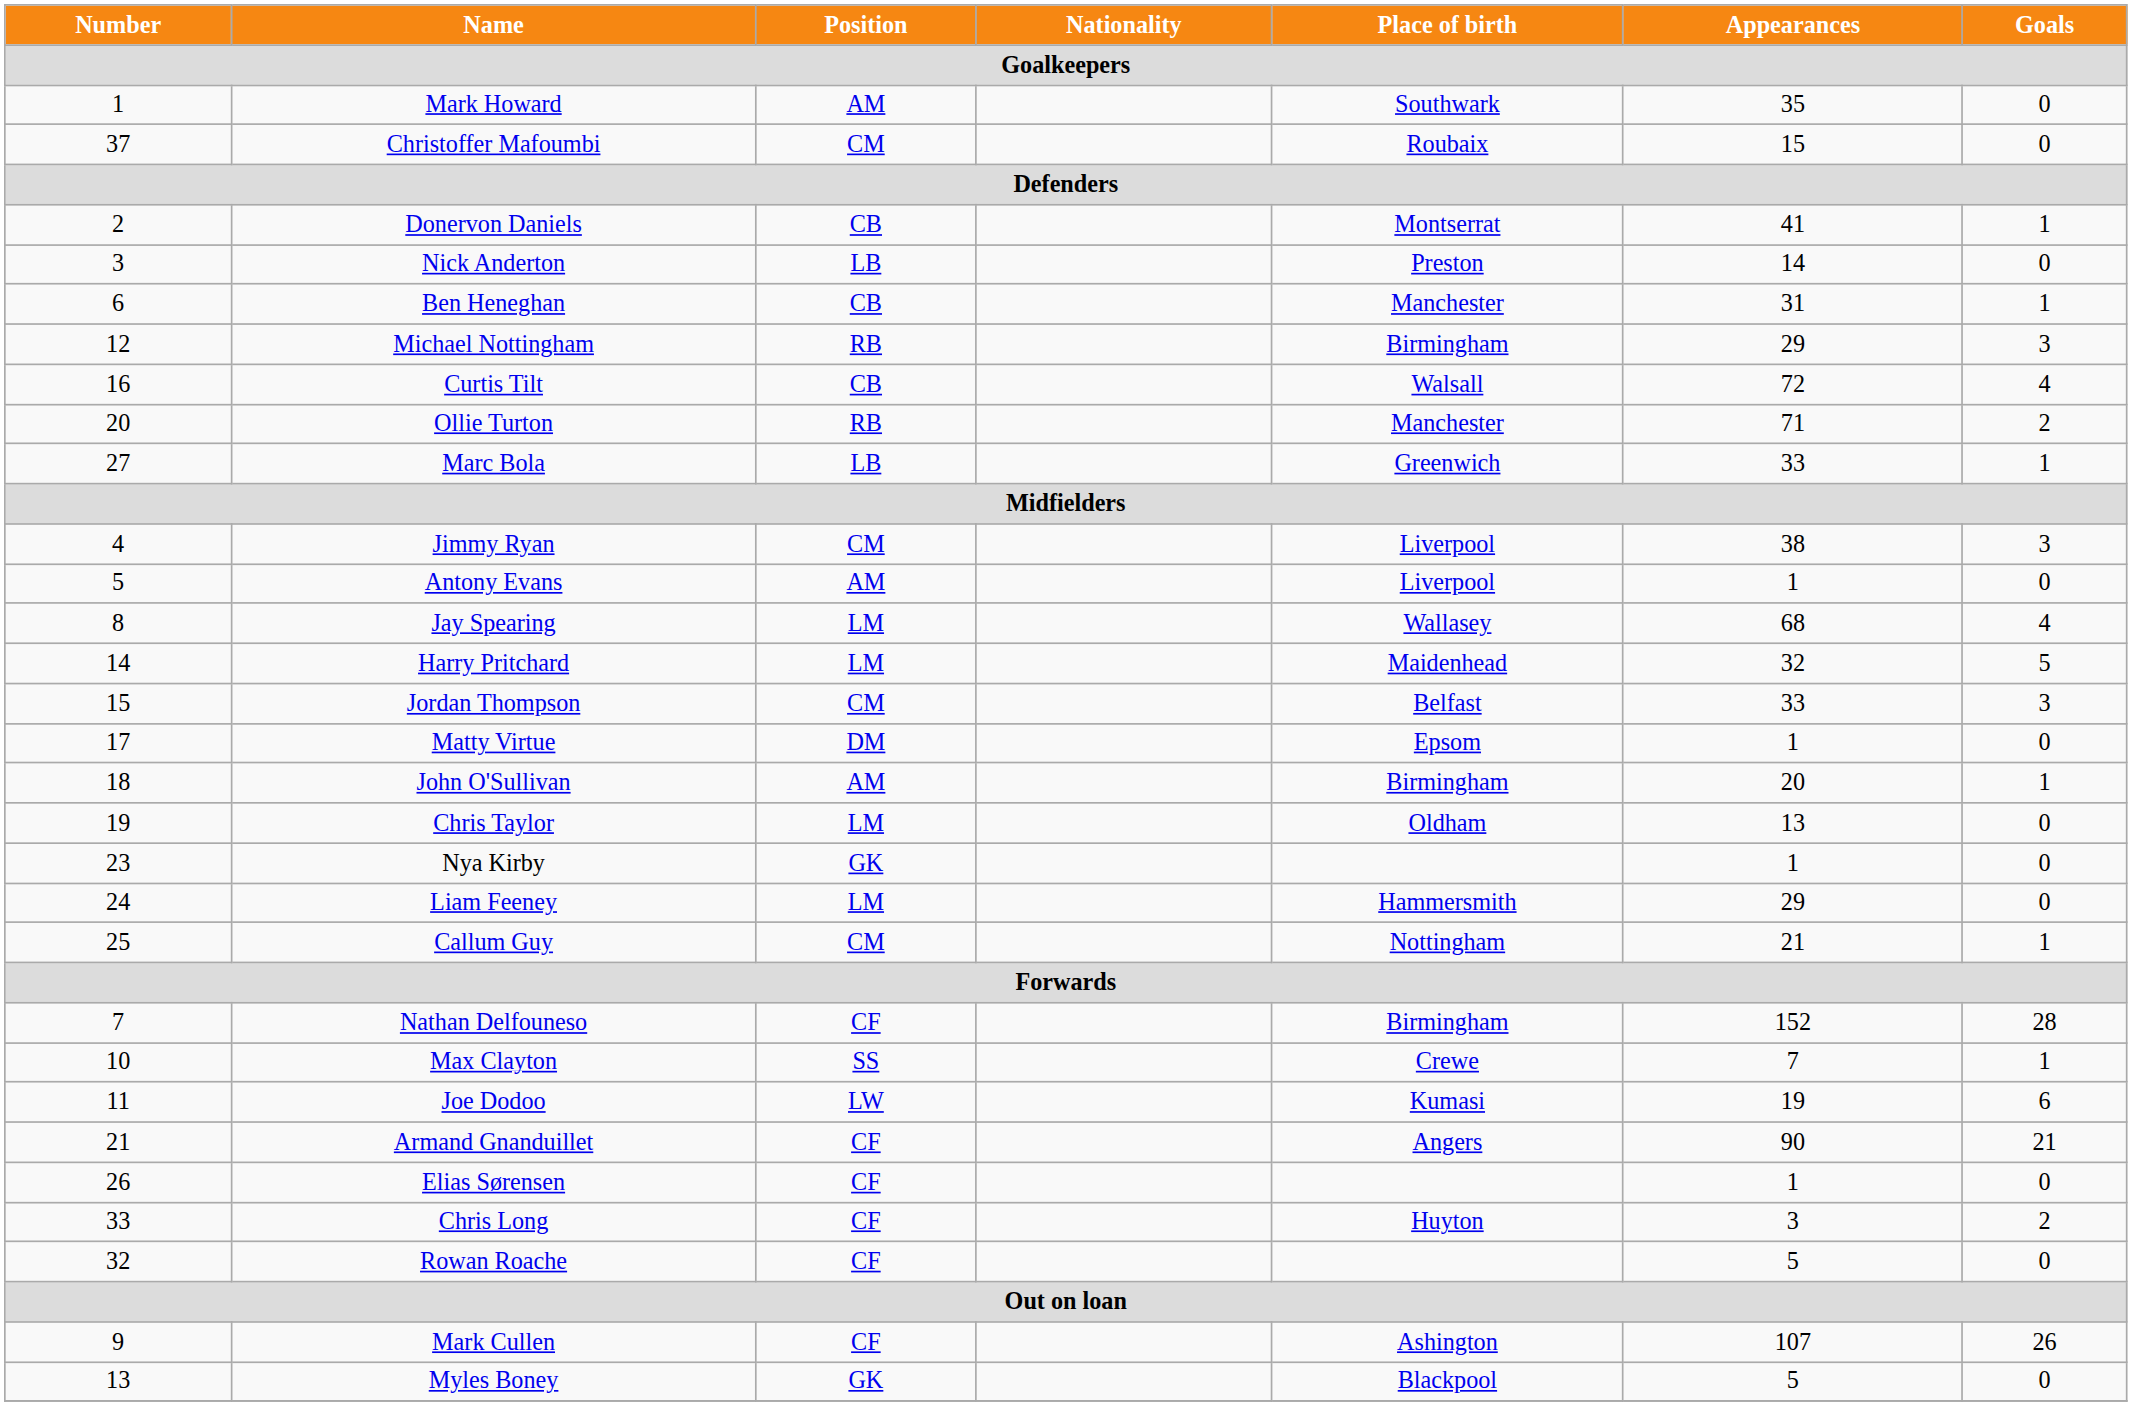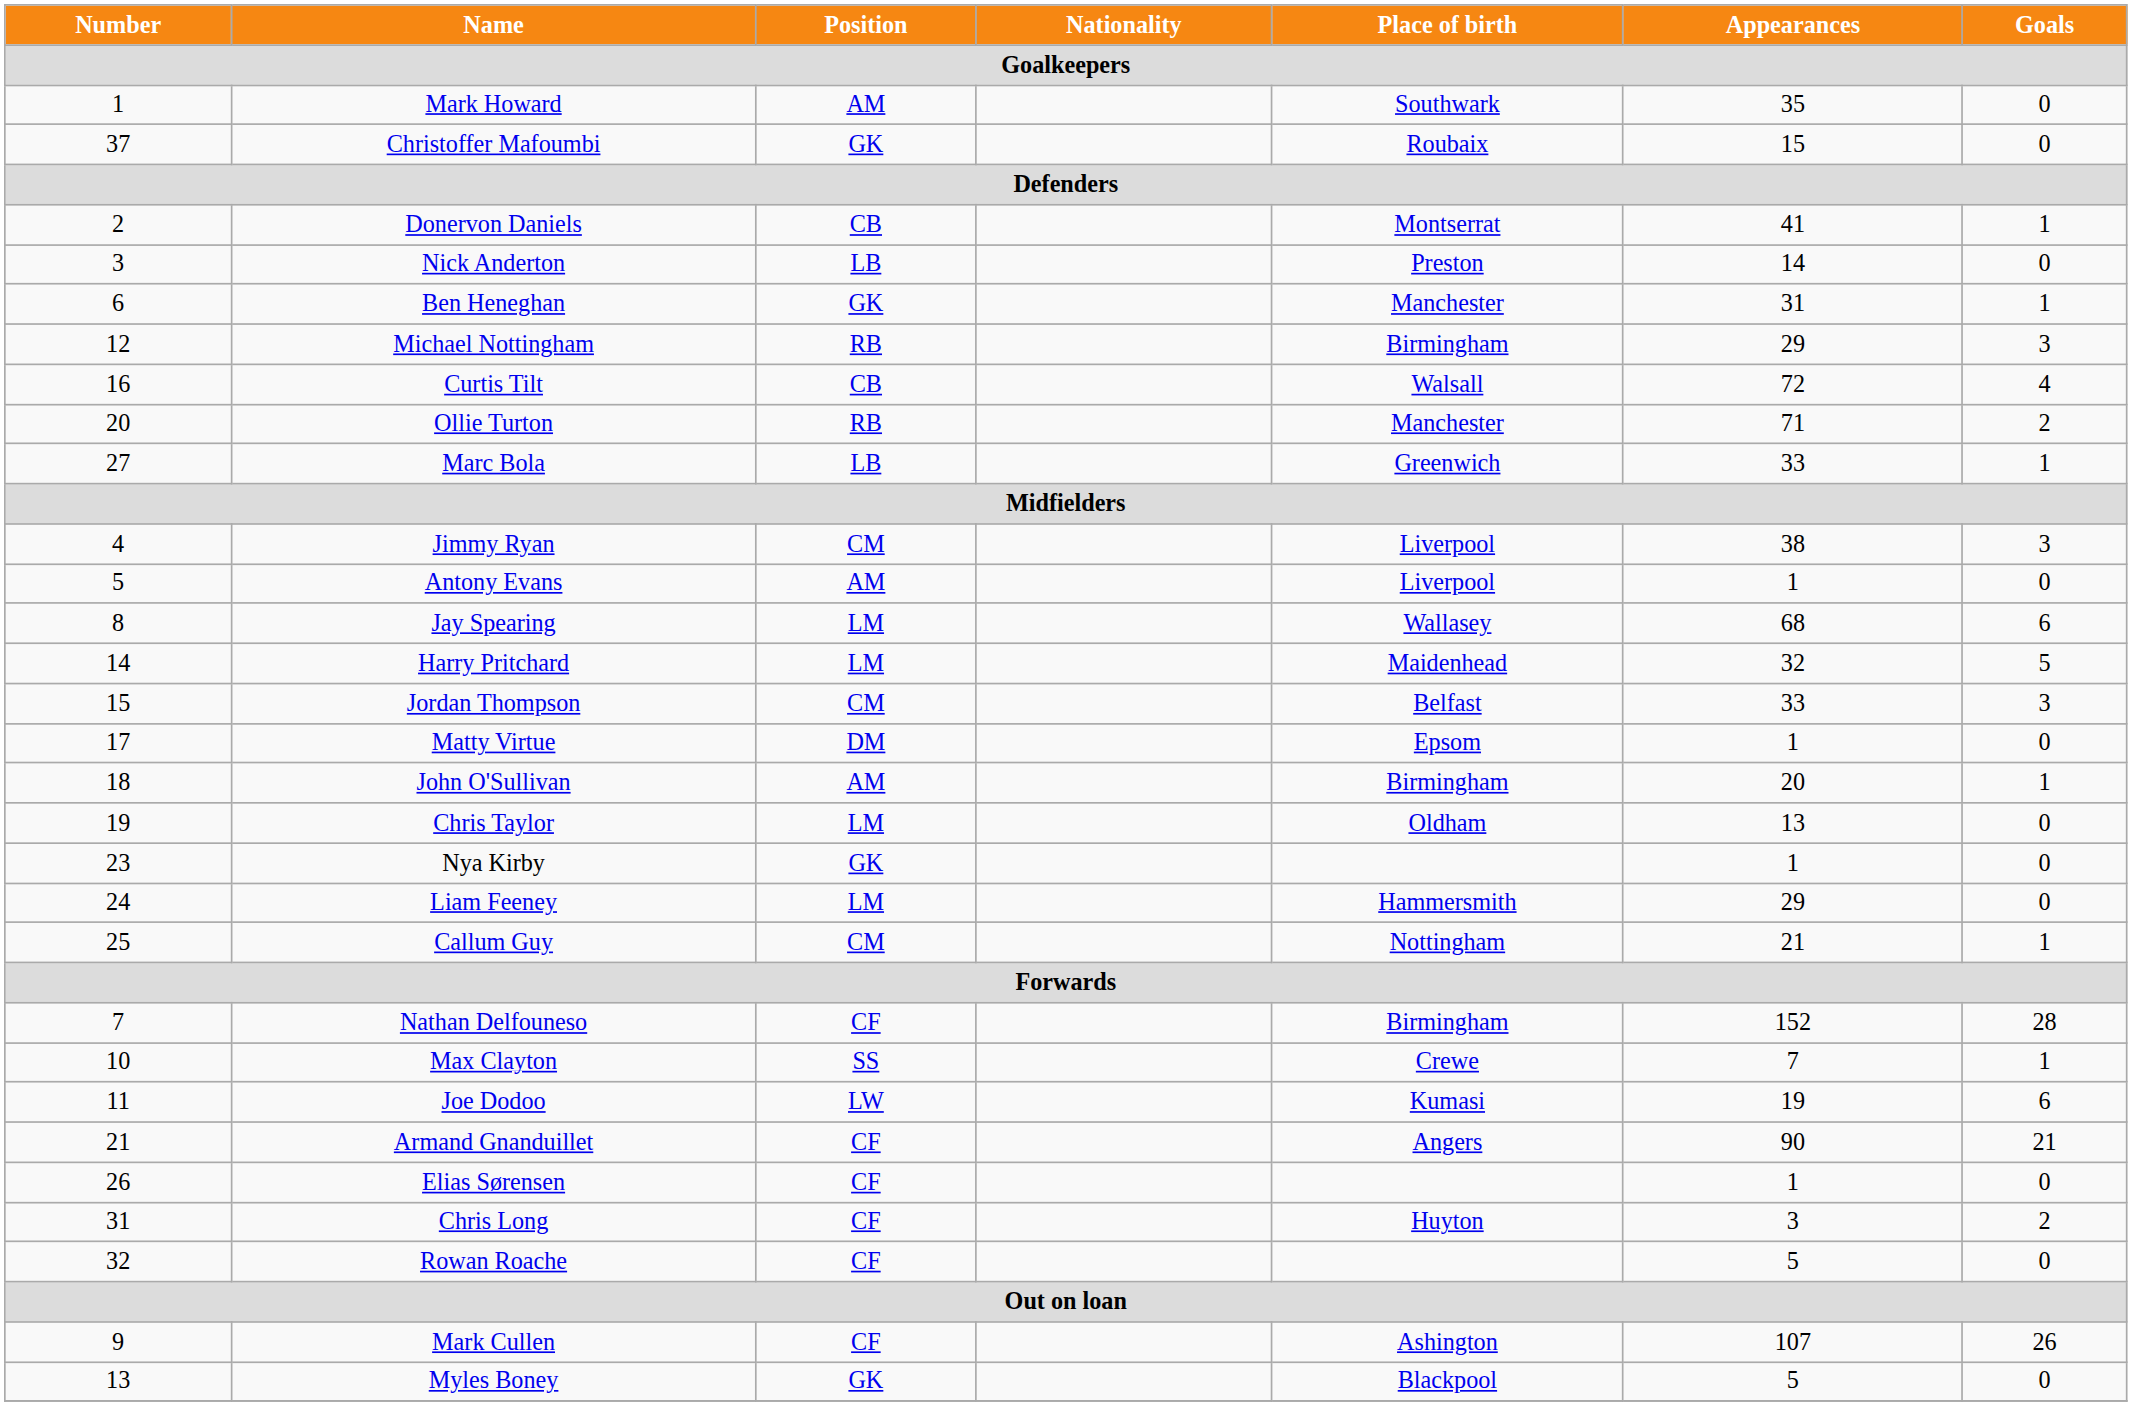(866, 144) CM -> (866, 144) GK
(866, 304) CB -> (866, 304) GK
(2045, 623) 4 -> (2045, 623) 6
(118, 1221) 33 -> (118, 1221) 31
